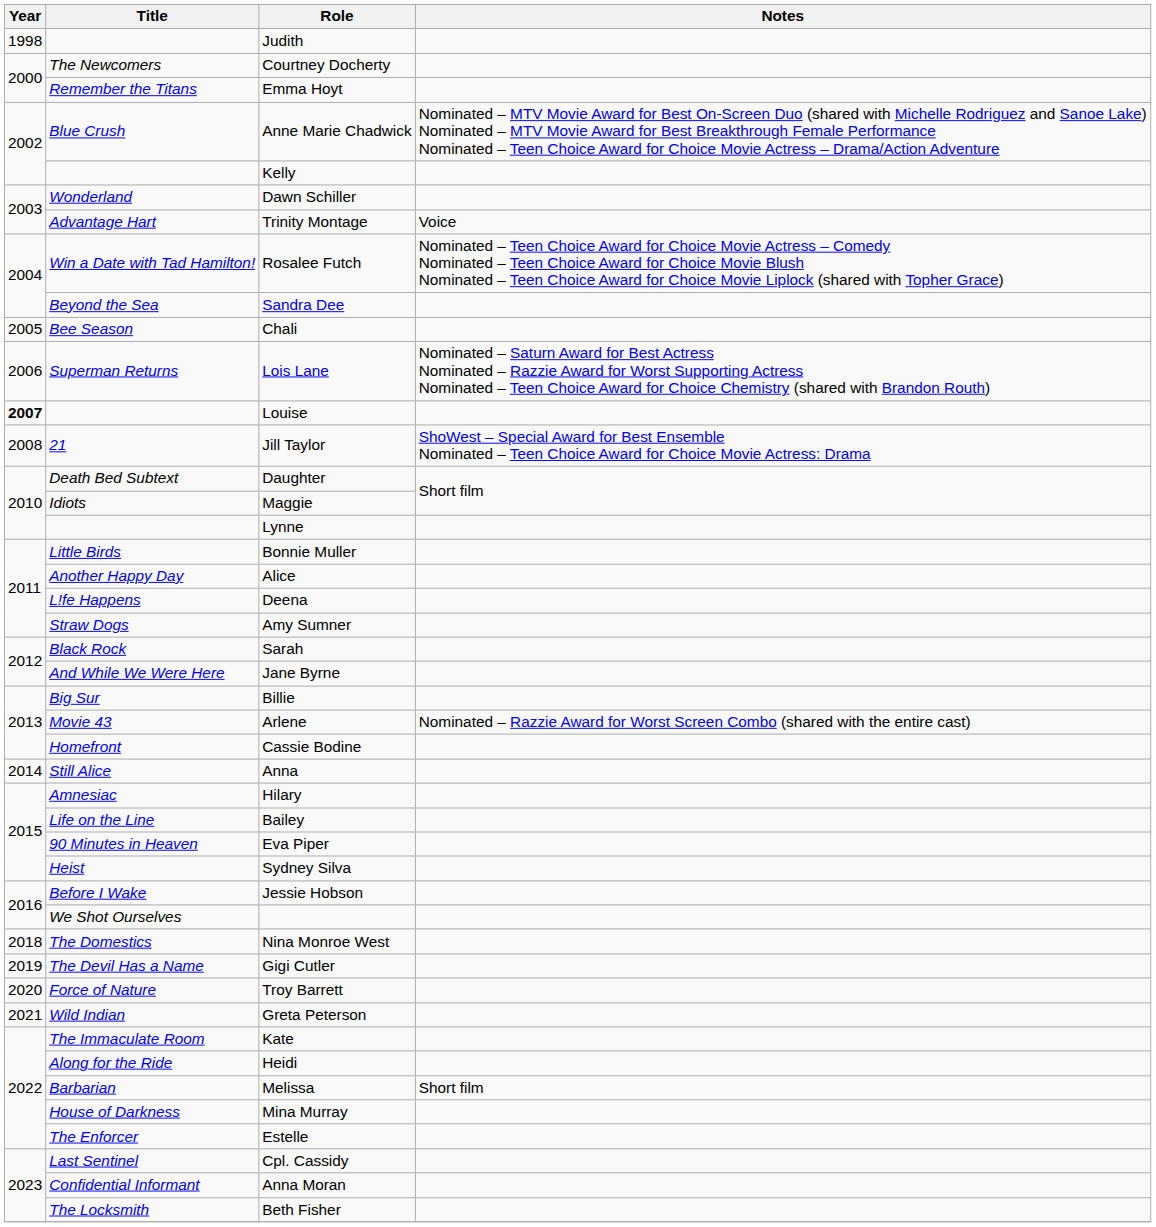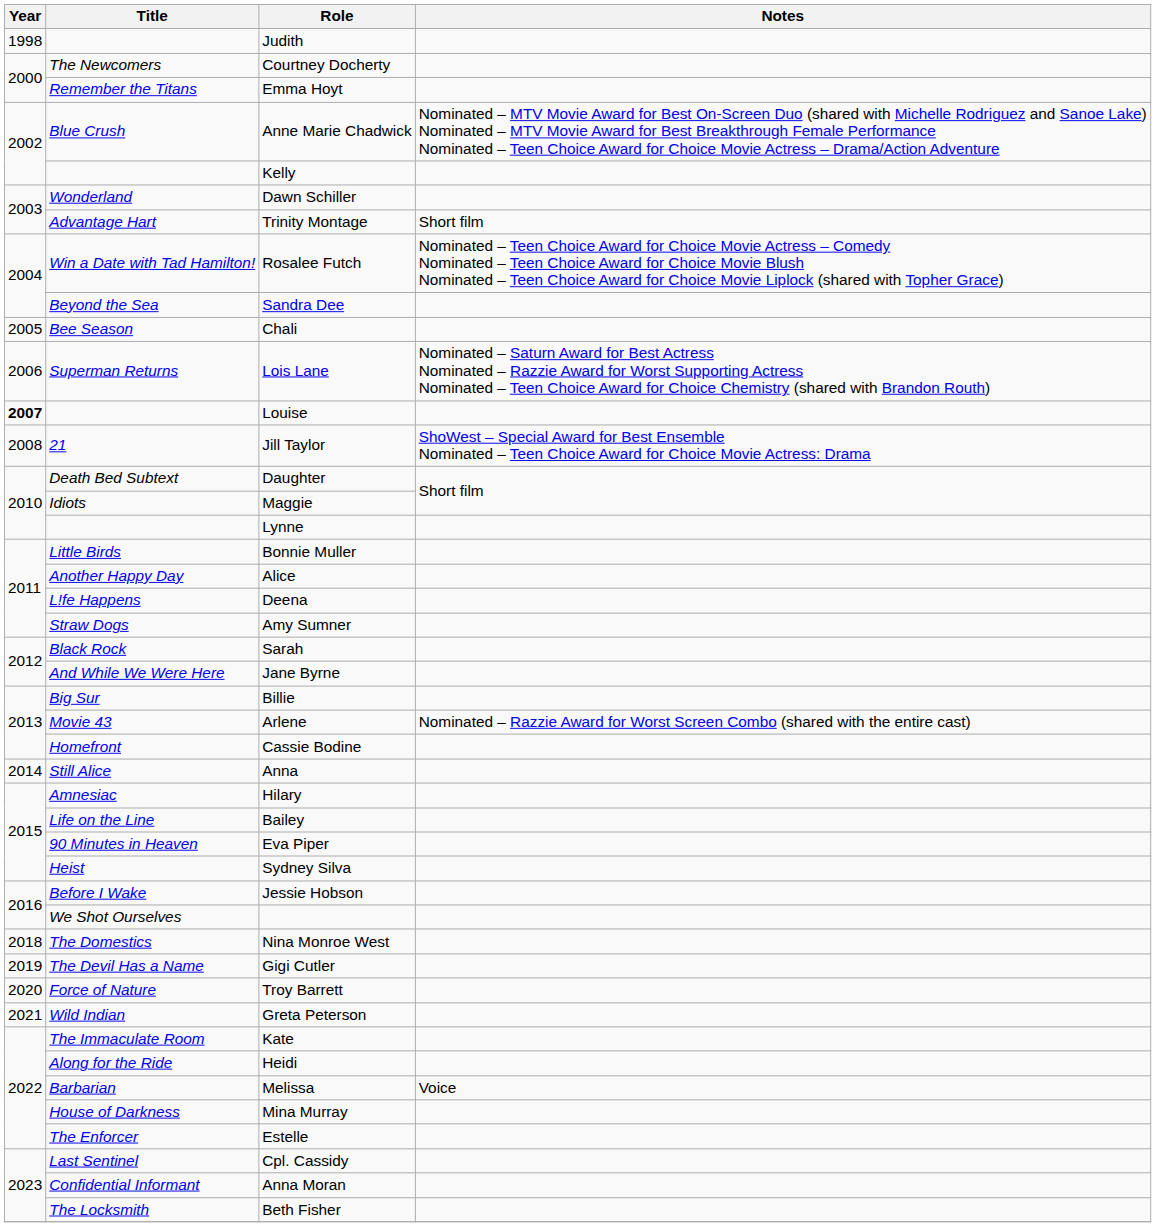(438, 221) Voice -> (451, 221) Short film
(451, 1087) Short film -> (438, 1087) Voice
